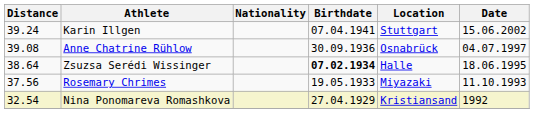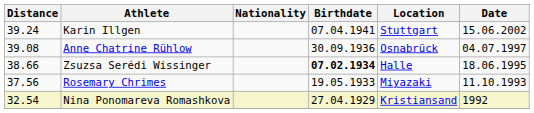(23, 65) 38.64 -> (23, 65) 38.66
